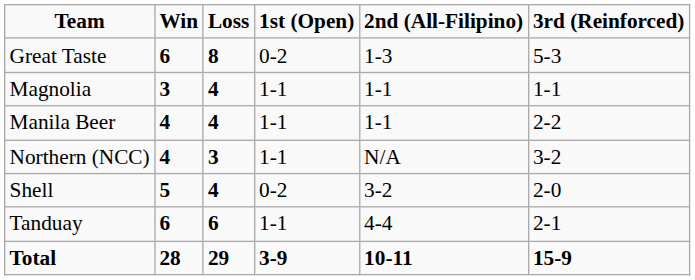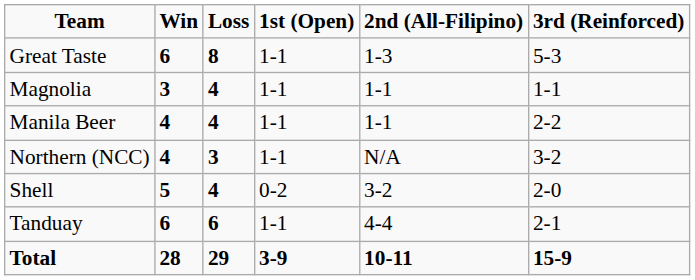(273, 55) 0-2 -> (273, 55) 1-1
